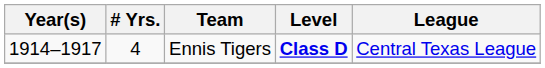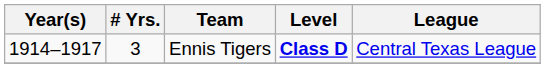(135, 49) 4 -> (135, 49) 3
